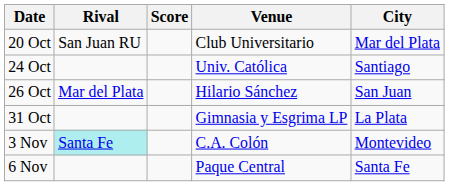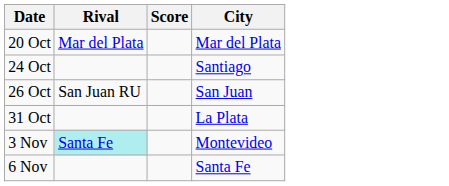- column: (272, 17)
(99, 42) San Juan RU -> (101, 42) Mar del Plata
(101, 92) Mar del Plata -> (99, 92) San Juan RU
